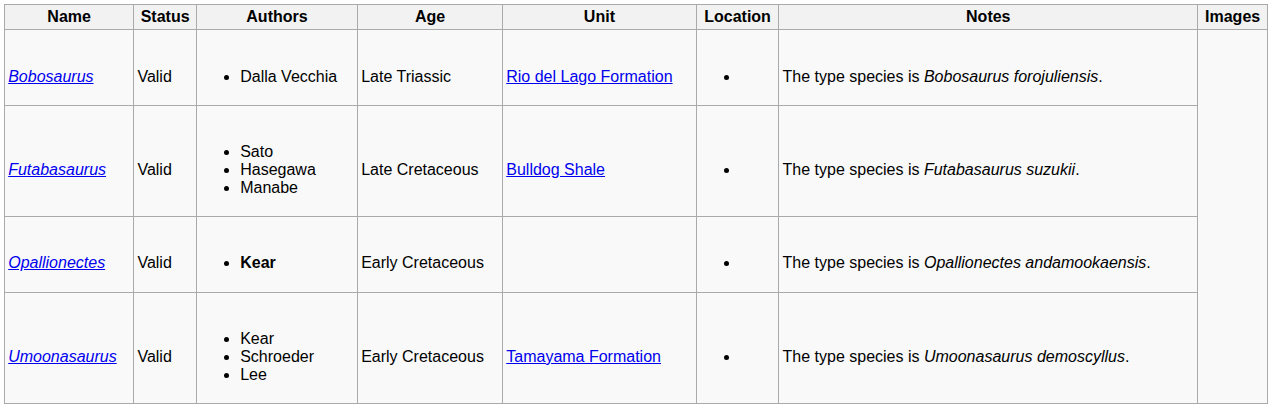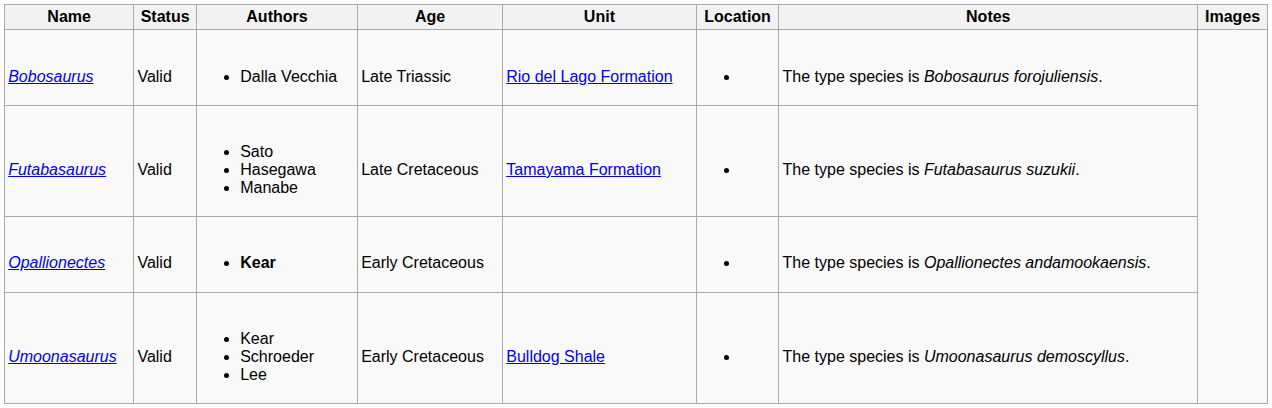(556, 169) Bulldog Shale -> (584, 169) Tamayama Formation
(584, 356) Tamayama Formation -> (556, 356) Bulldog Shale
